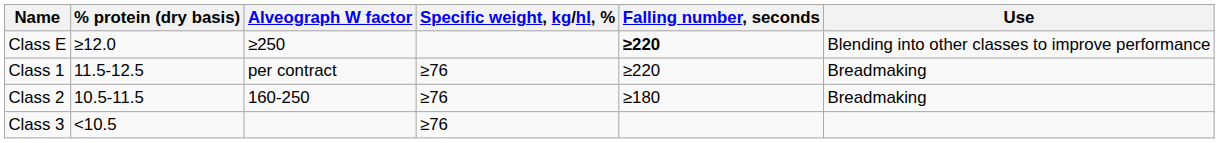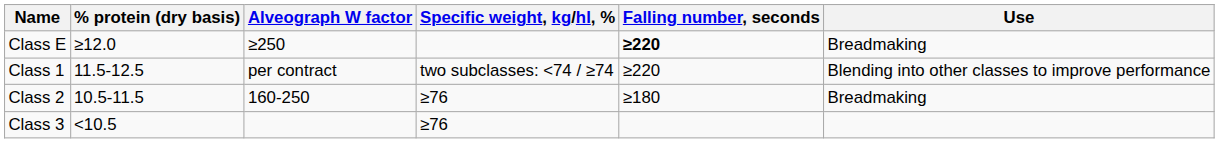(1019, 44) Blending into other classes to improve performance -> (877, 44) Breadmaking
(434, 71) ≥76 -> (517, 71) two subclasses: <74 / ≥74
(877, 71) Breadmaking -> (1019, 71) Blending into other classes to improve performance
